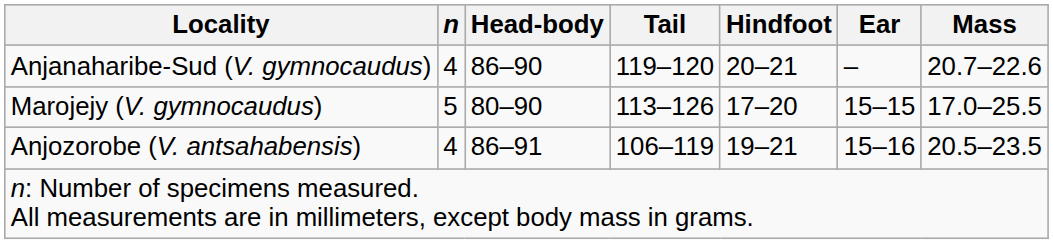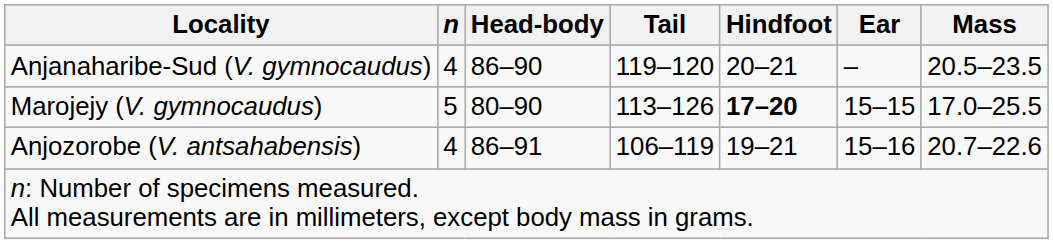(985, 65) 20.7–22.6 -> (985, 65) 20.5–23.5
(762, 106) normal -> (762, 106) bold
(985, 147) 20.5–23.5 -> (985, 147) 20.7–22.6
